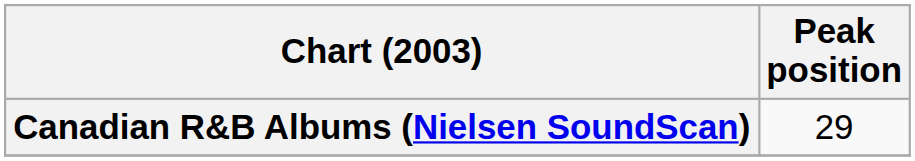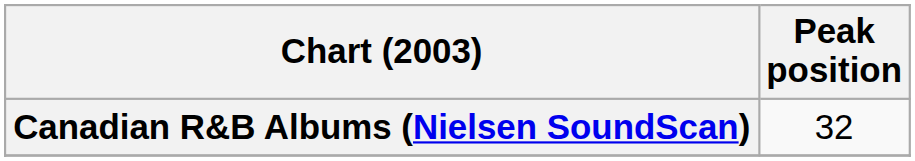(834, 126) 29 -> (834, 126) 32
